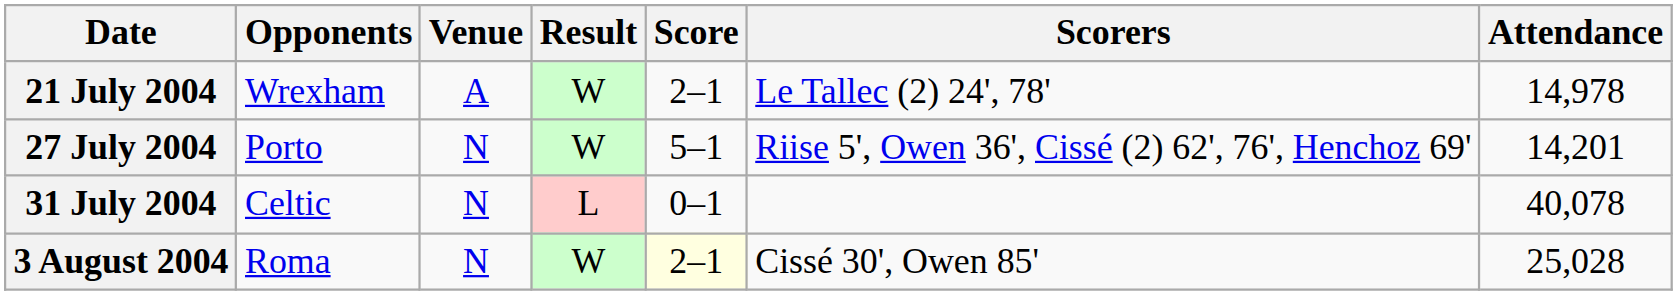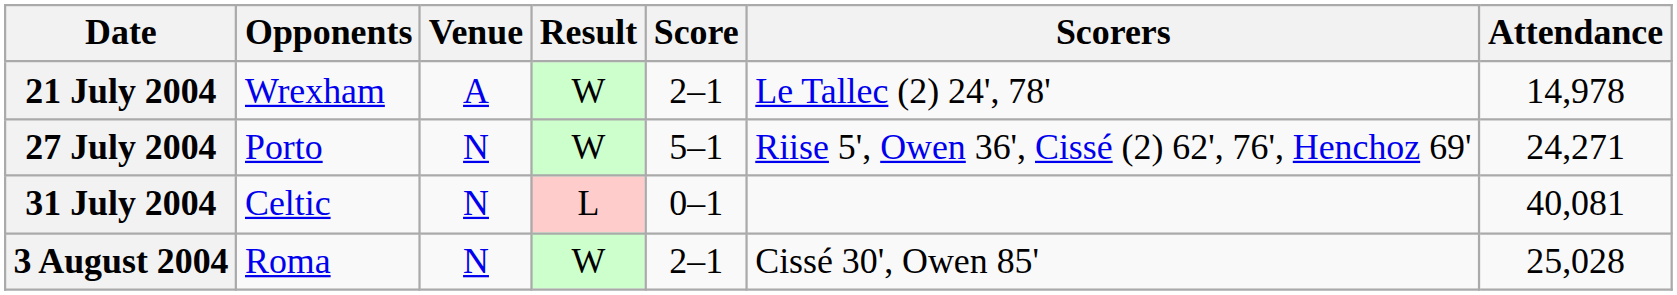(1576, 146) 14,201 -> (1576, 146) 24,271
(1576, 203) 40,078 -> (1576, 203) 40,081
(696, 260) lightyellow background -> (696, 260) no background
